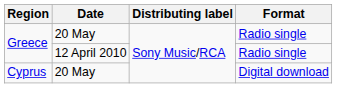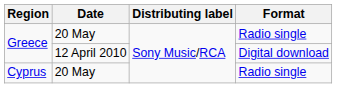(272, 53) Radio single -> (284, 53) Digital download
(284, 72) Digital download -> (272, 72) Radio single
